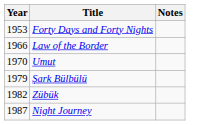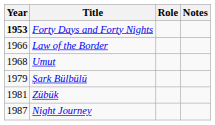+ column: (168, 12)
(17, 29) normal -> (17, 29) bold
(17, 62) 1970 -> (17, 62) 1968
(17, 95) 1982 -> (17, 95) 1981
